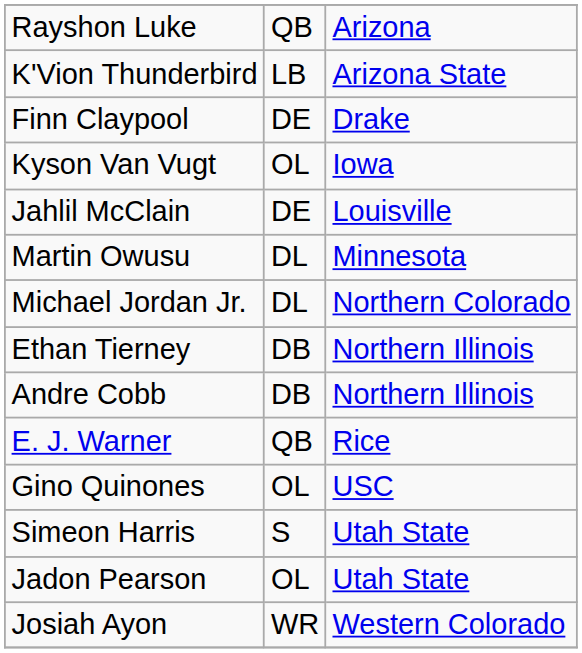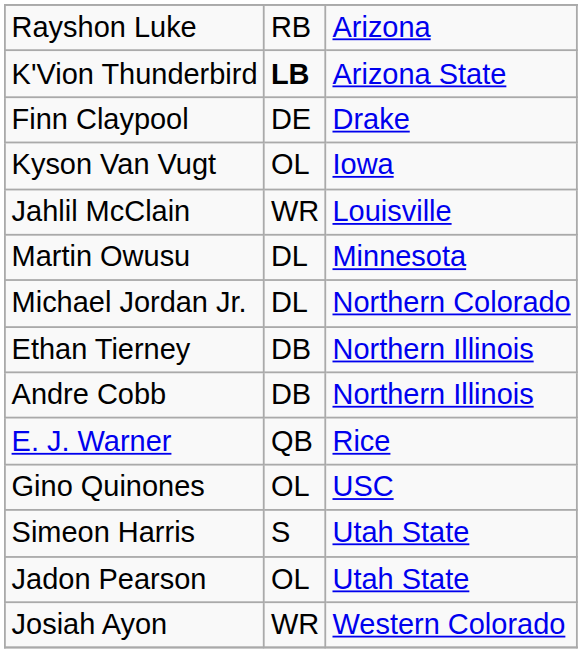(292, 27) QB -> (291, 27) RB
(289, 73) normal -> (290, 73) bold
(291, 211) DE -> (295, 211) WR
